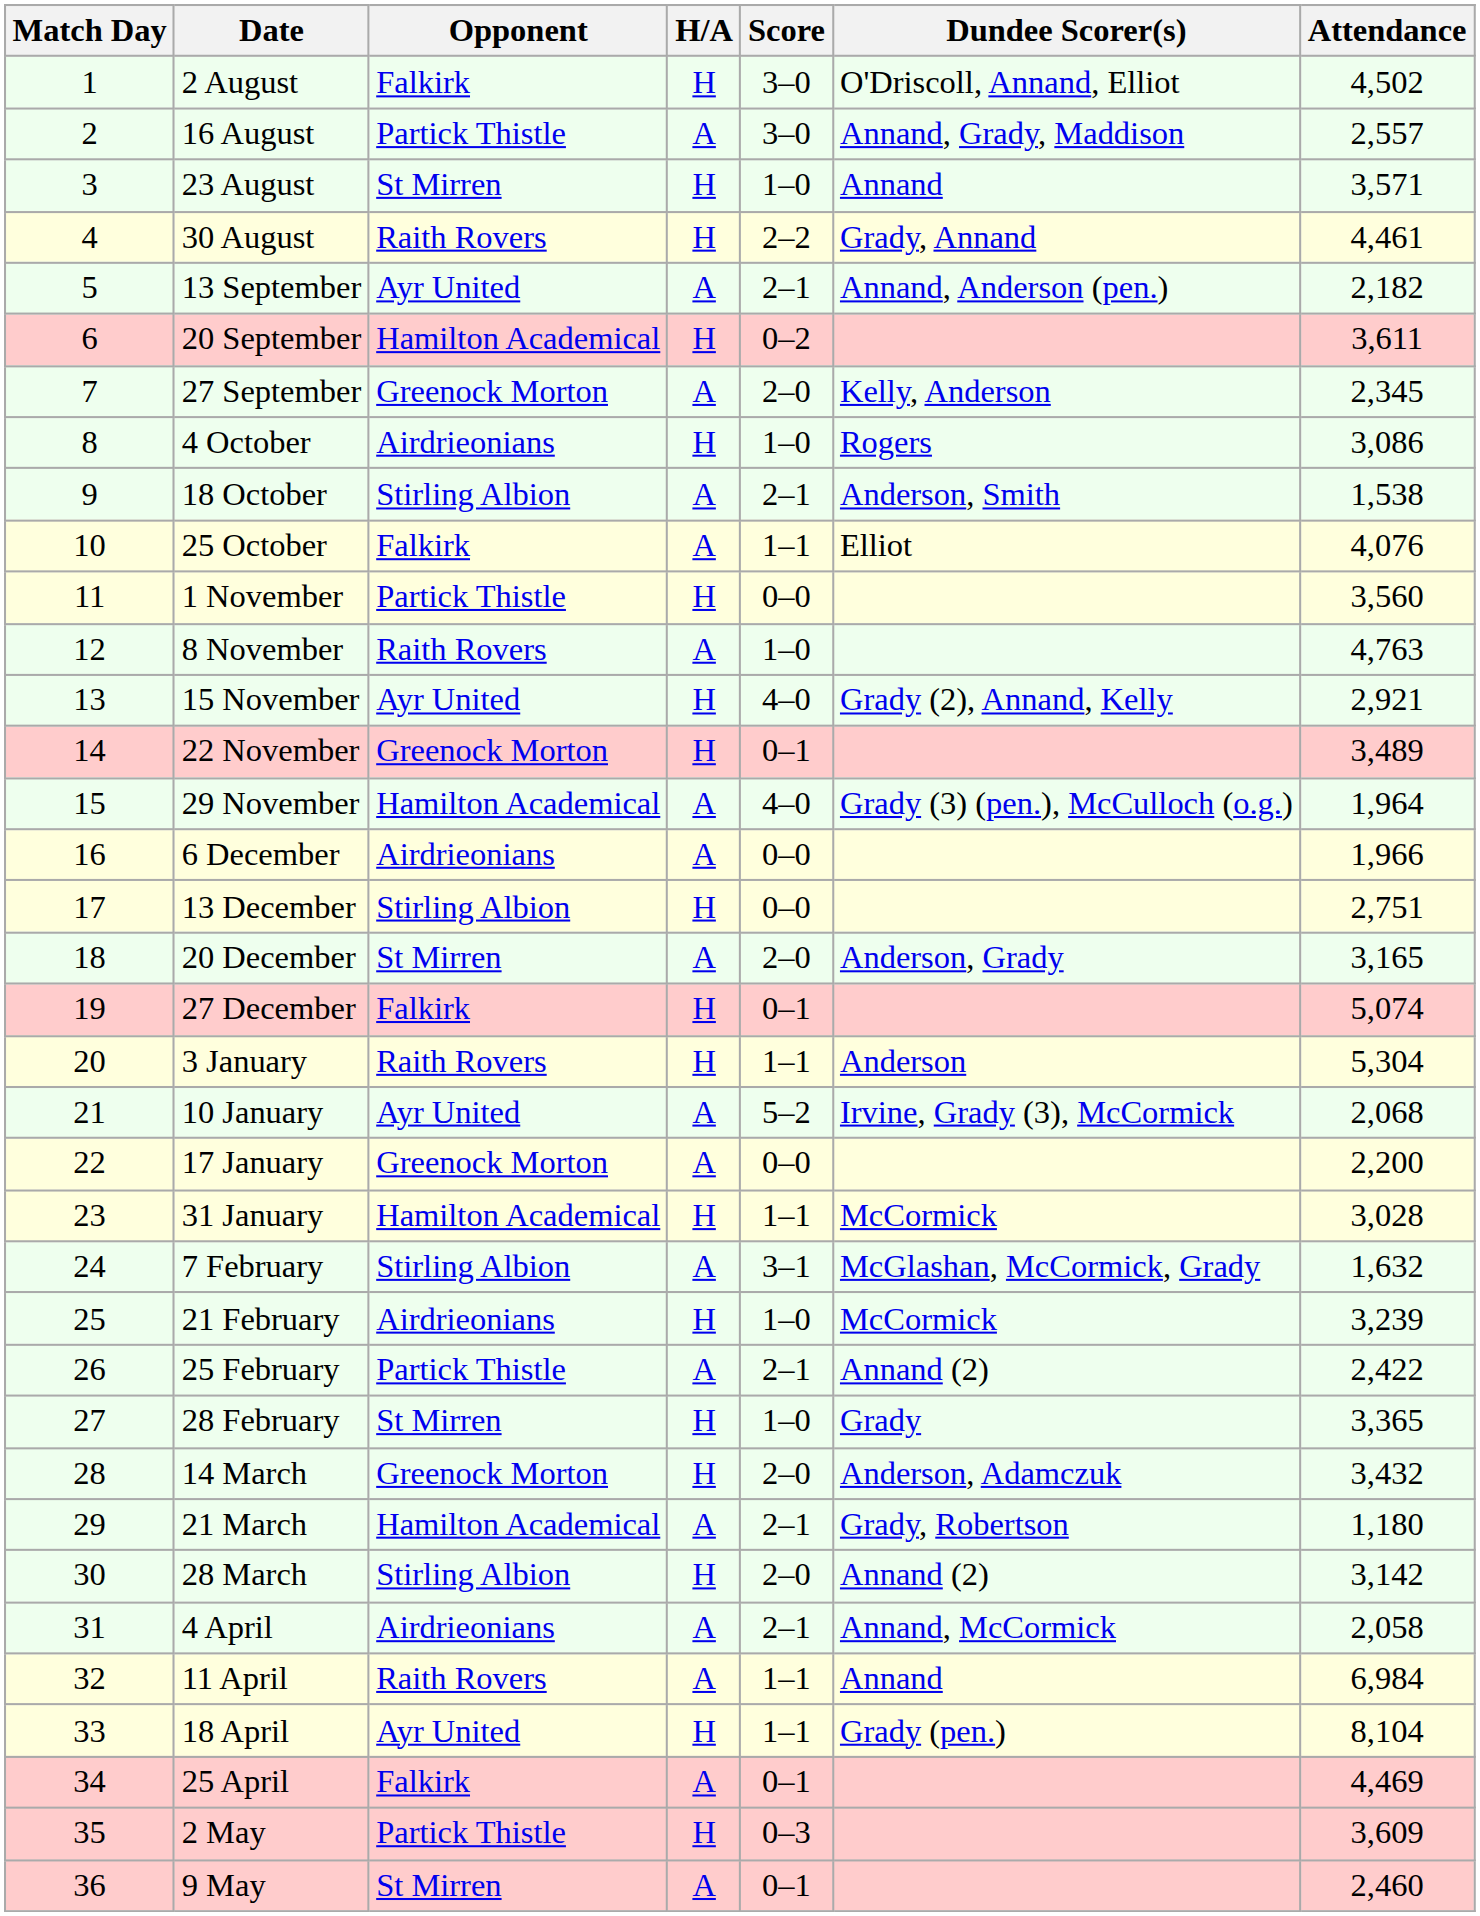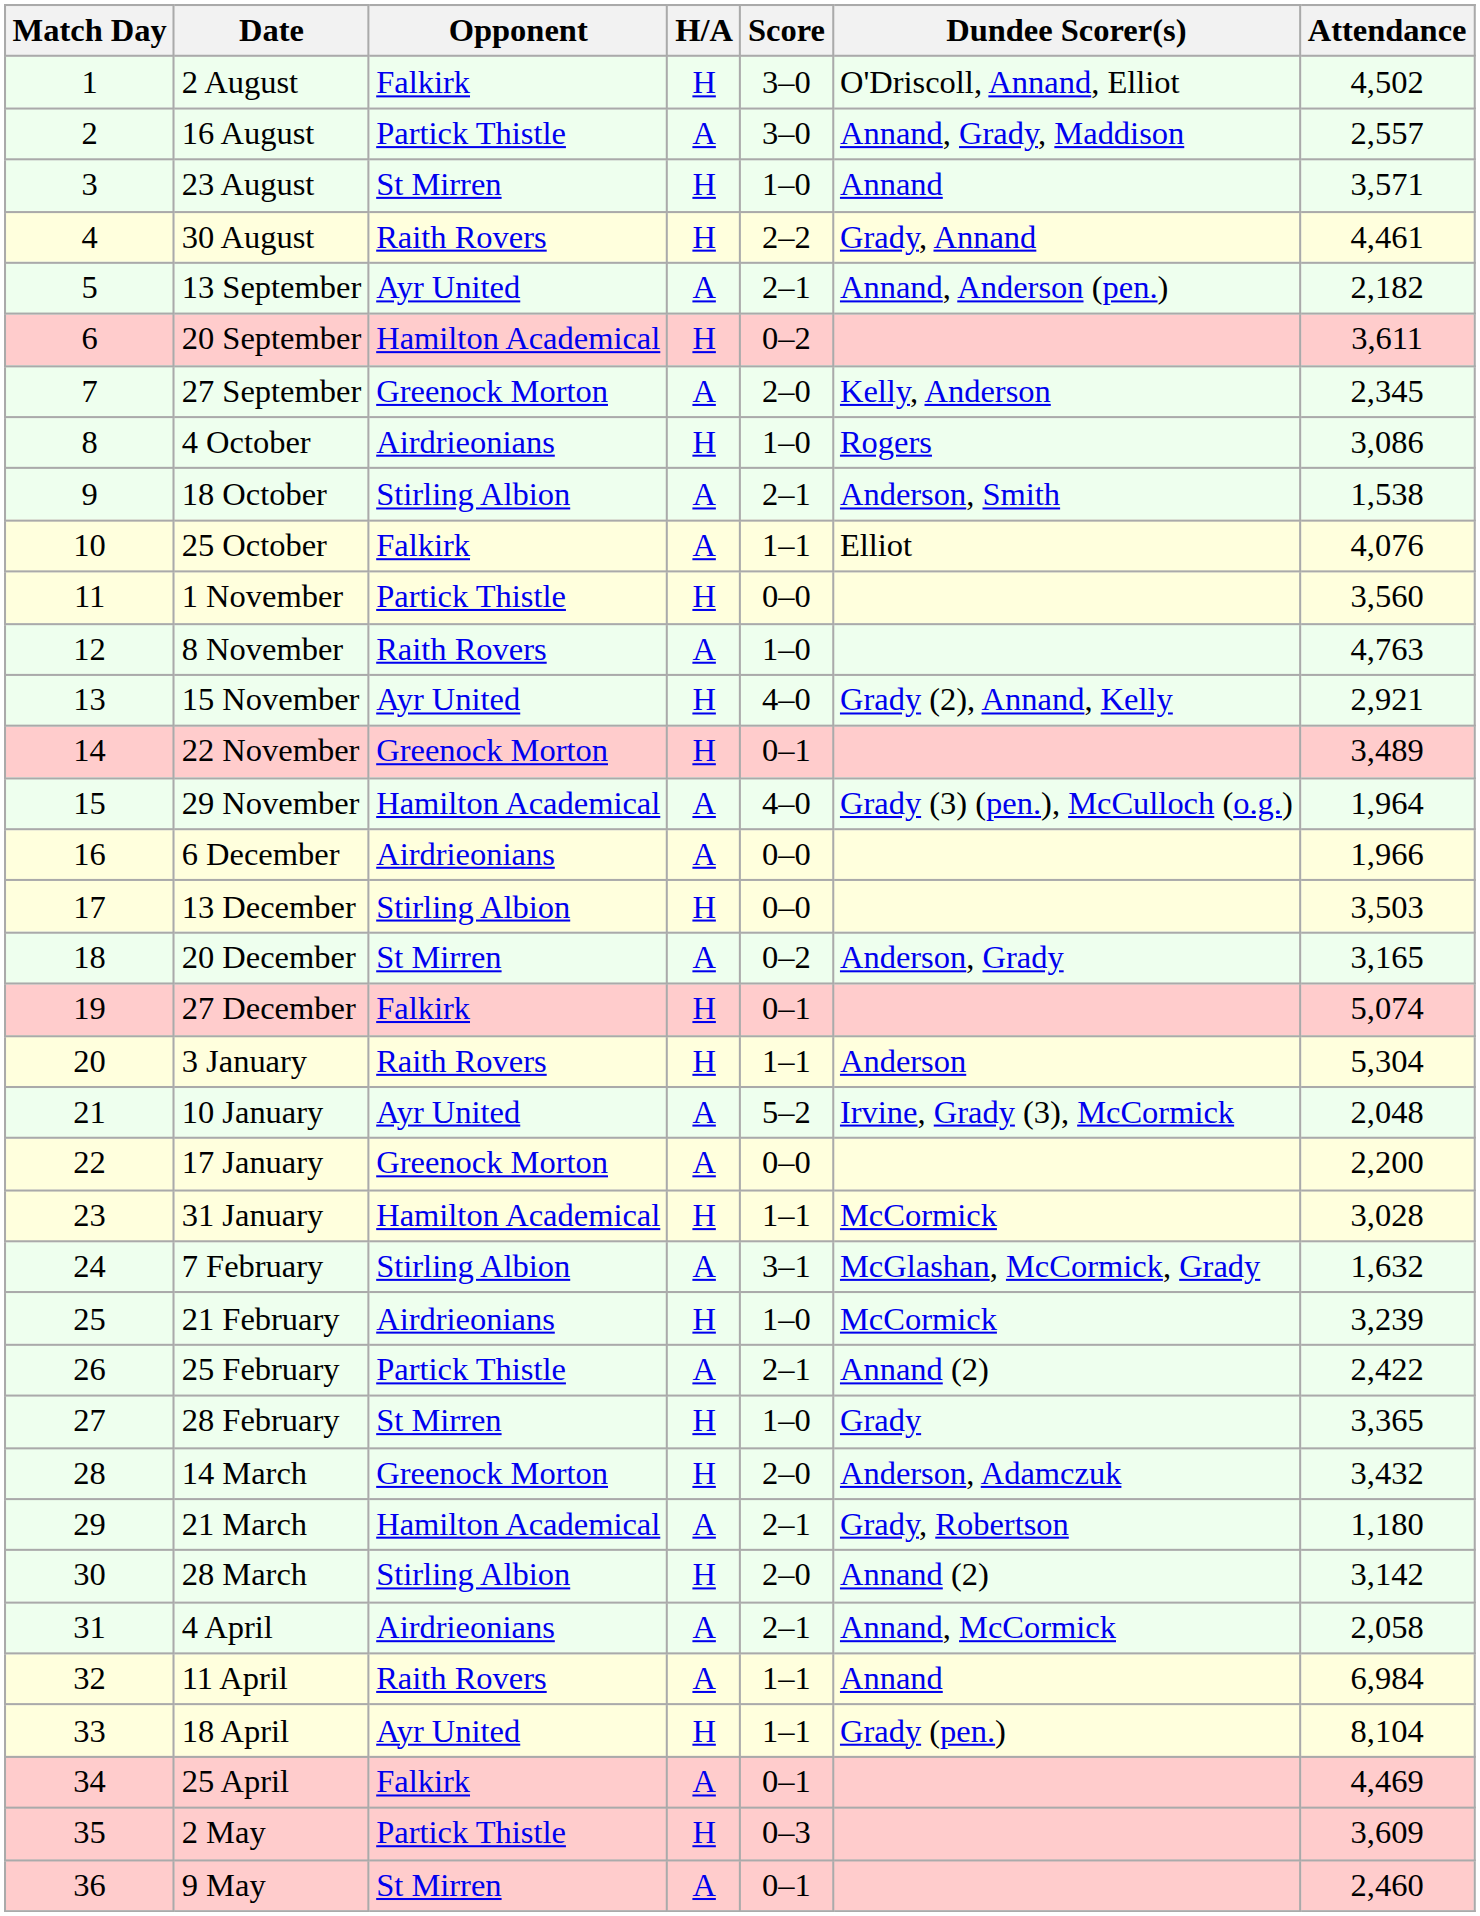(1387, 905) 2,751 -> (1387, 905) 3,503
(786, 957) 2–0 -> (786, 957) 0–2
(1387, 1111) 2,068 -> (1387, 1111) 2,048
